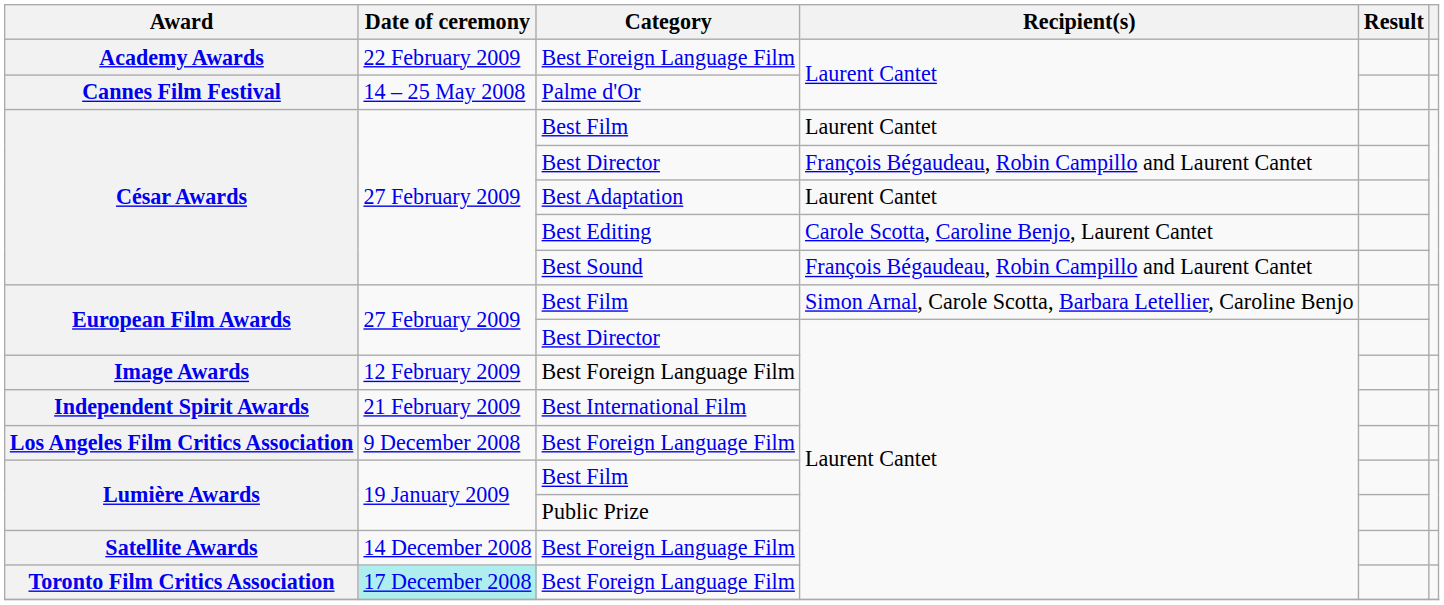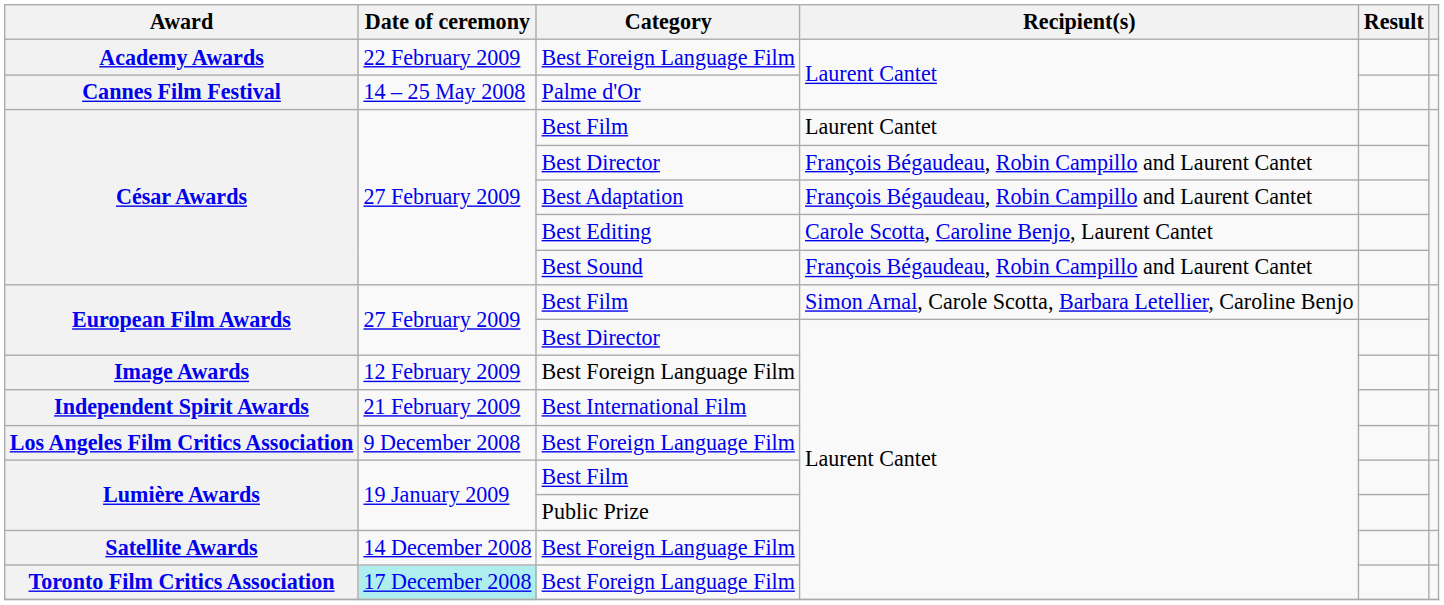(871, 197) Laurent Cantet -> (1059, 197) François Bégaudeau, Robin Campillo and Laurent Cantet
